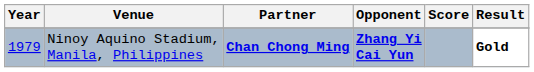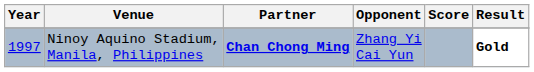(24, 47) 1979 -> (24, 47) 1997
(389, 47) bold -> (389, 47) normal
